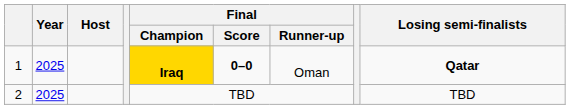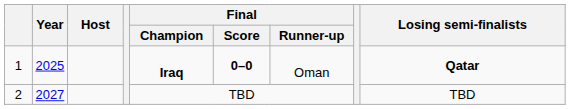(172, 72) gold background -> (172, 72) no background
(50, 95) 2025 -> (50, 95) 2027
